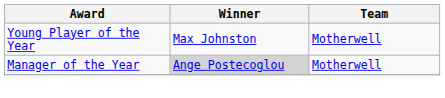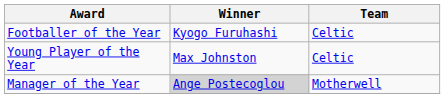+ row: (84, 33)
(347, 39) Motherwell -> (333, 58) Celtic
